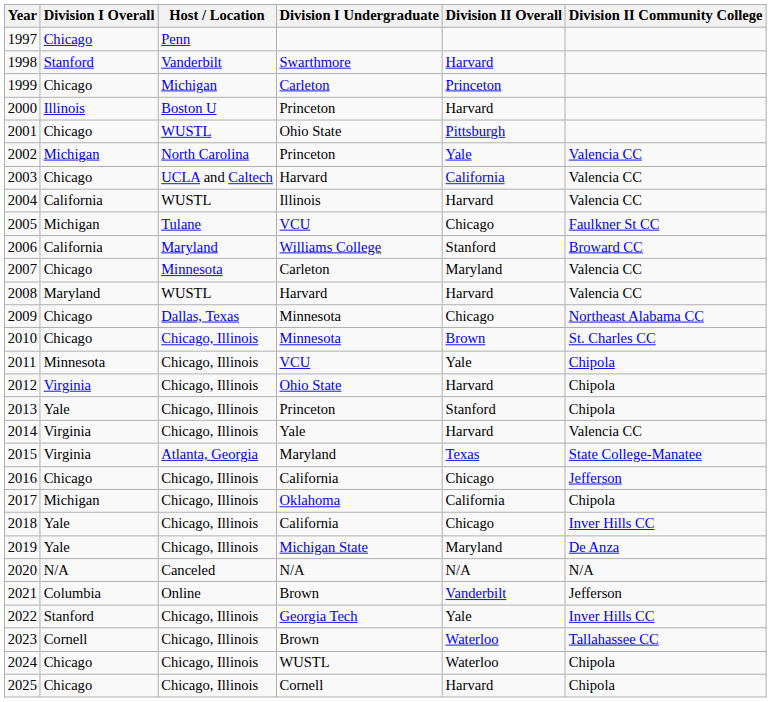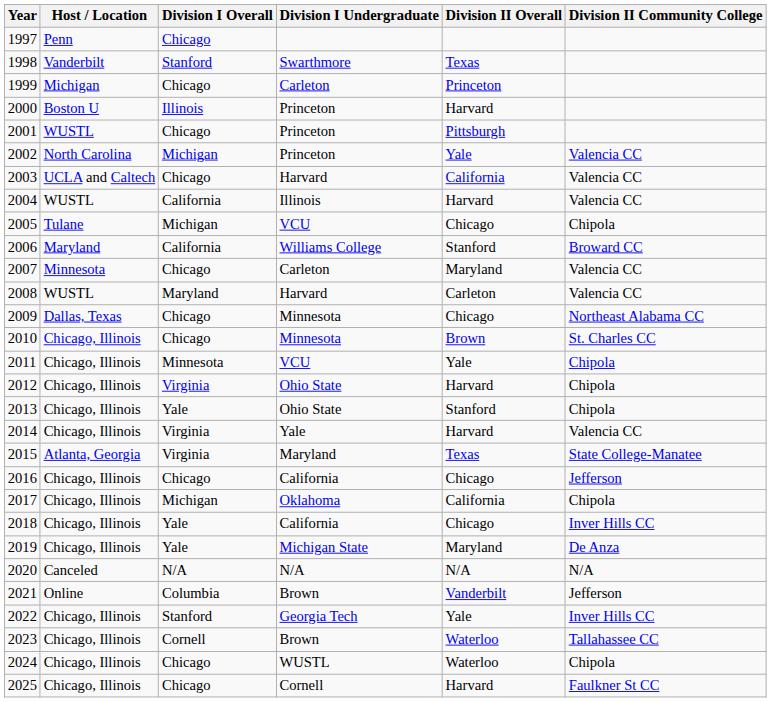columns swapped: (217, 16) <-> (99, 16)
(469, 62) Harvard -> (462, 62) Texas
(310, 131) Ohio State -> (307, 131) Princeton
(614, 223) Faulkner St CC -> (592, 223) Chipola
(469, 293) Harvard -> (471, 293) Carleton
(307, 408) Princeton -> (310, 408) Ohio State
(592, 685) Chipola -> (614, 685) Faulkner St CC
